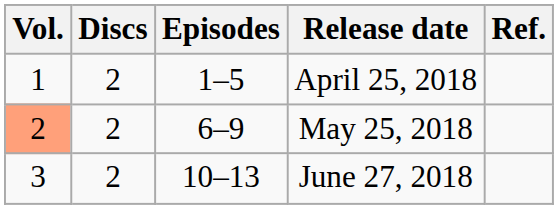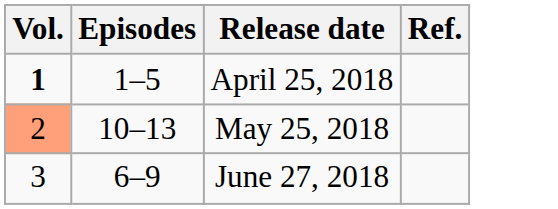- column: (113, 29)
(38, 78) normal -> (38, 78) bold
(221, 128) 6–9 -> (137, 128) 10–13
(221, 177) 10–13 -> (137, 177) 6–9
